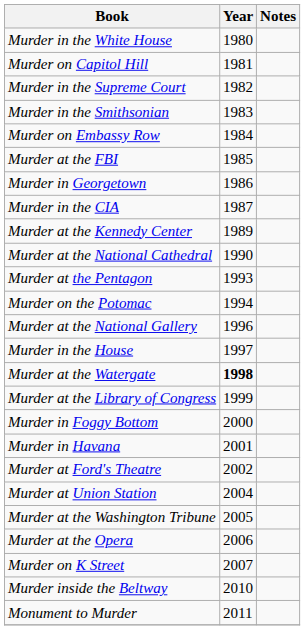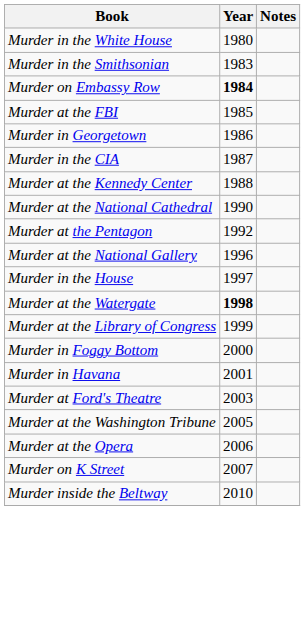- row: (78, 64)
- row: (97, 87)
(238, 135) normal -> (238, 87) bold
(238, 231) 1989 -> (238, 183) 1988
(238, 278) 1993 -> (238, 231) 1992
- row: (80, 302)
(238, 469) 2002 -> (238, 398) 2003
- row: (82, 493)
- row: (72, 612)
